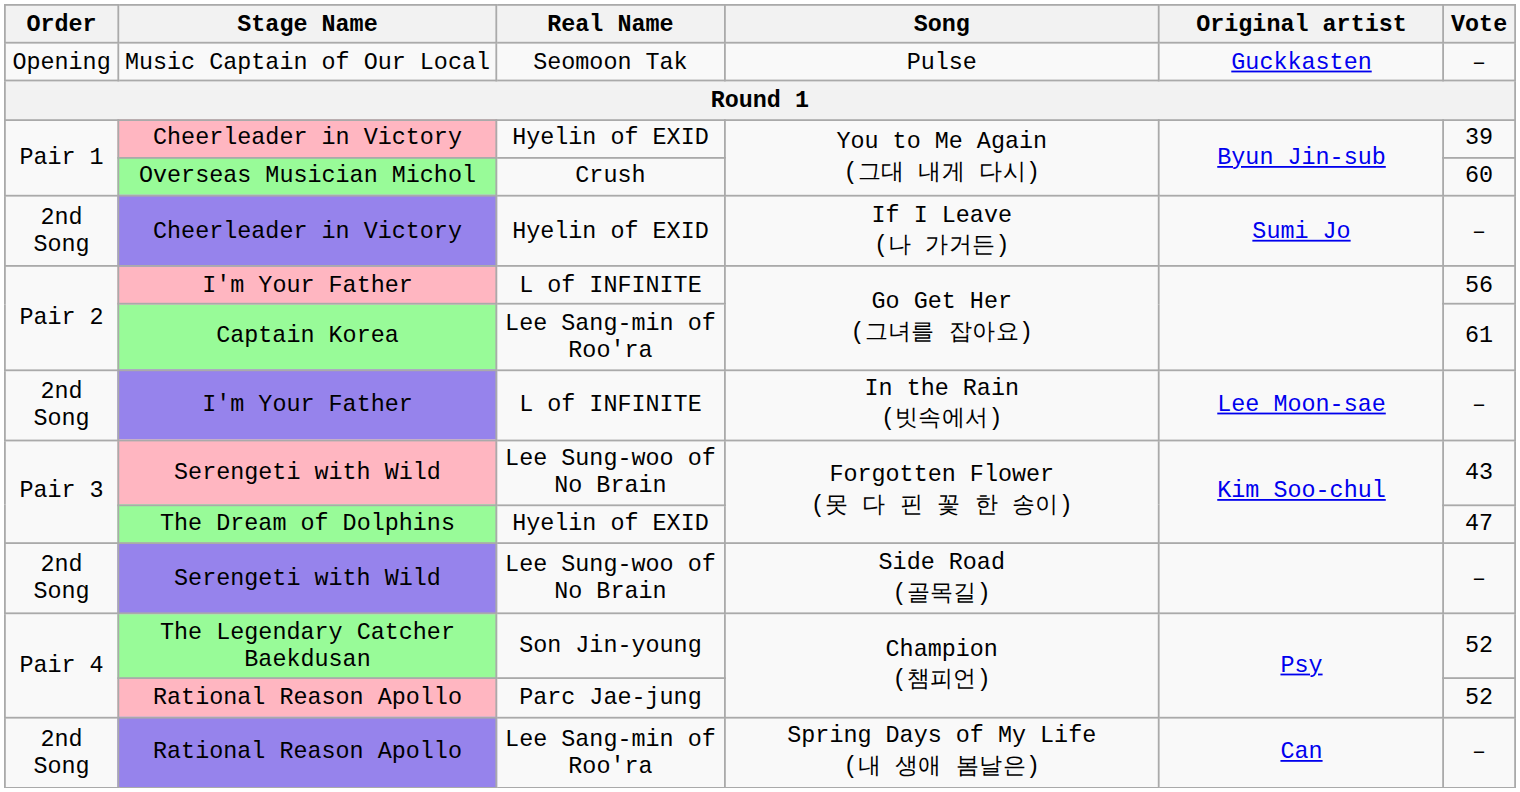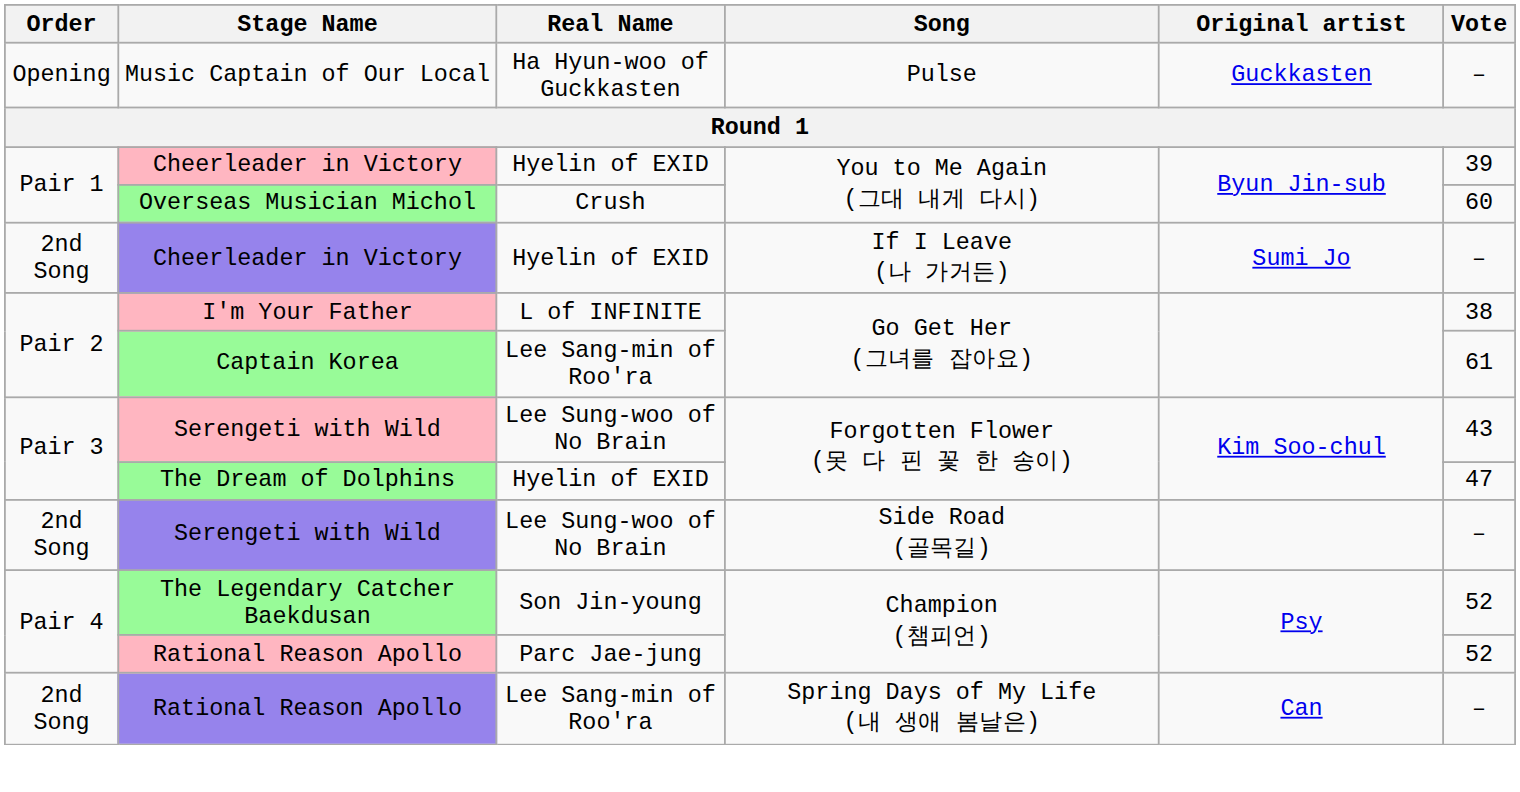(610, 62) Seomoon Tak -> (610, 76) Ha Hyun-woo of Guckkasten
(1479, 285) 56 -> (1479, 312) 38
- row: (307, 405)
